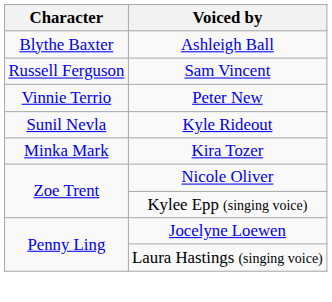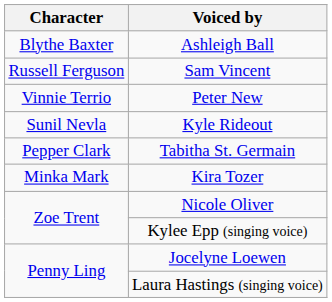+ row: (227, 151)
